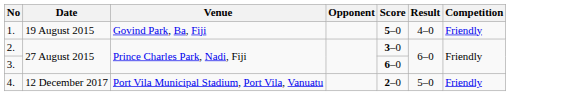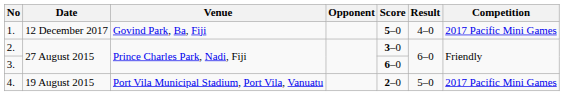(60, 30) 19 August 2015 -> (67, 30) 12 December 2017
(464, 30) Friendly -> (501, 30) 2017 Pacific Mini Games
(67, 82) 12 December 2017 -> (60, 82) 19 August 2015
(464, 82) Friendly -> (501, 82) 2017 Pacific Mini Games
